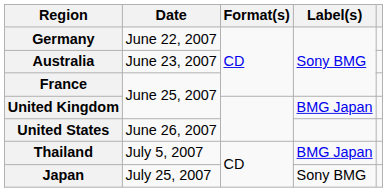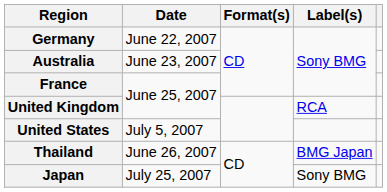(335, 107) BMG Japan -> (312, 107) RCA
(171, 130) June 26, 2007 -> (164, 130) July 5, 2007
(164, 152) July 5, 2007 -> (171, 152) June 26, 2007
